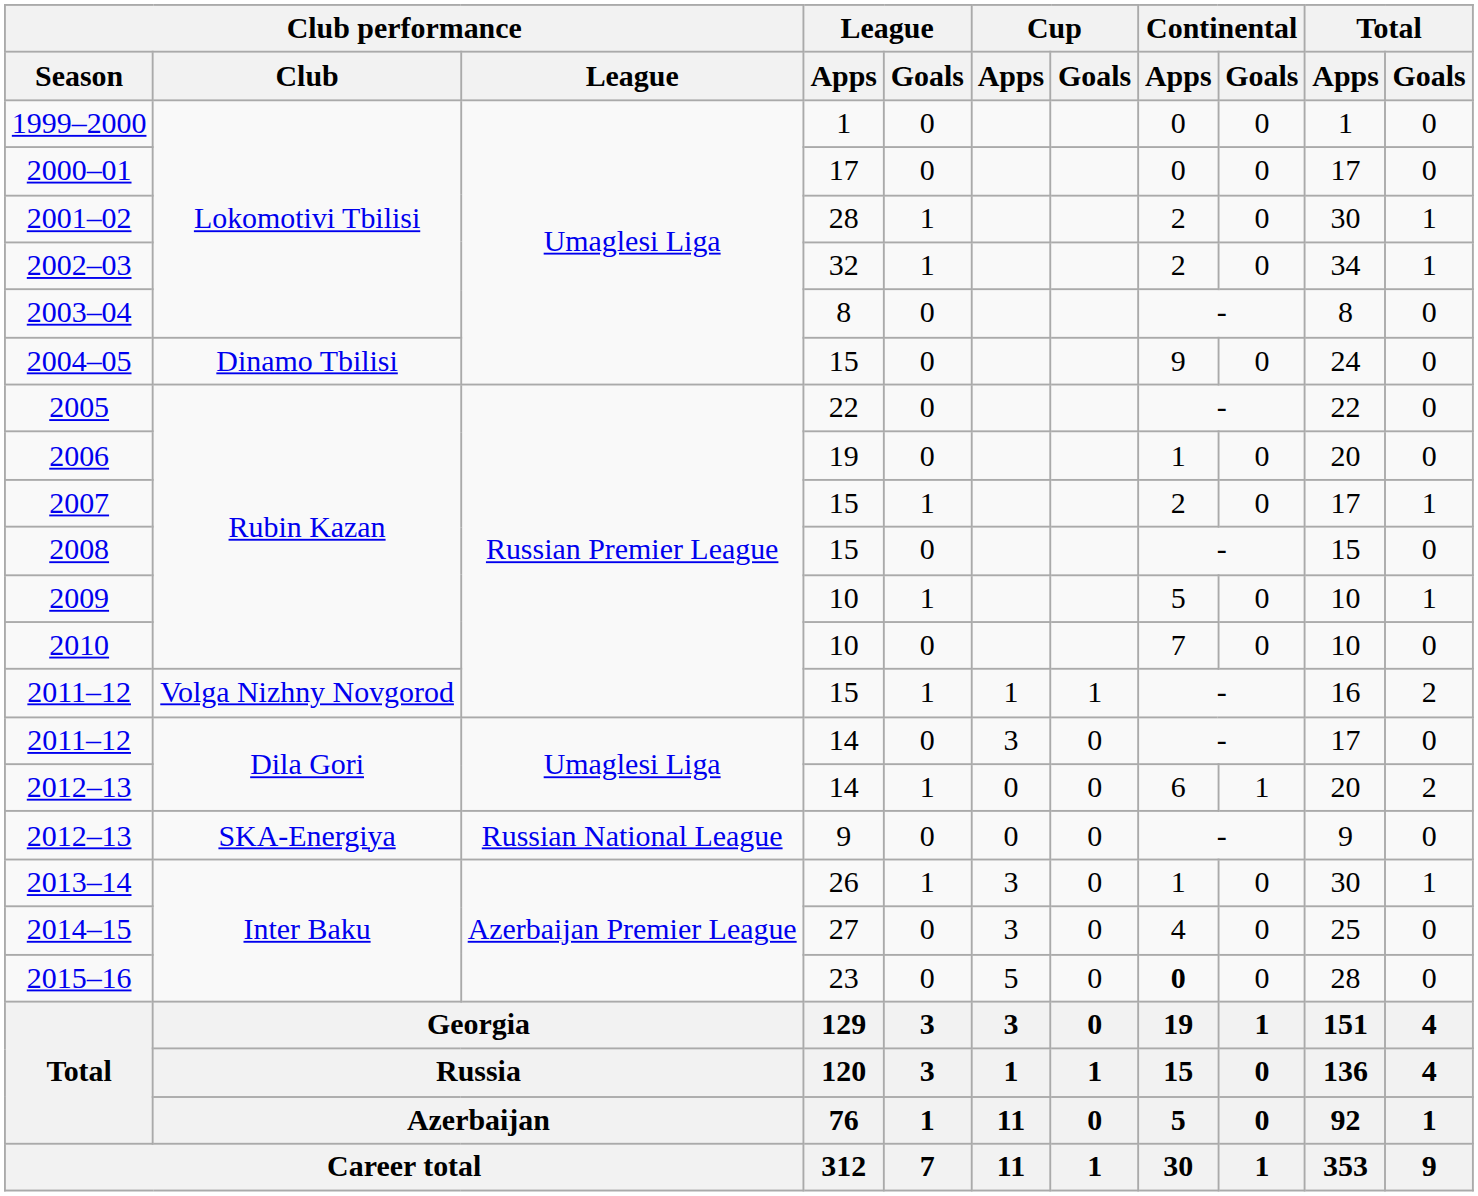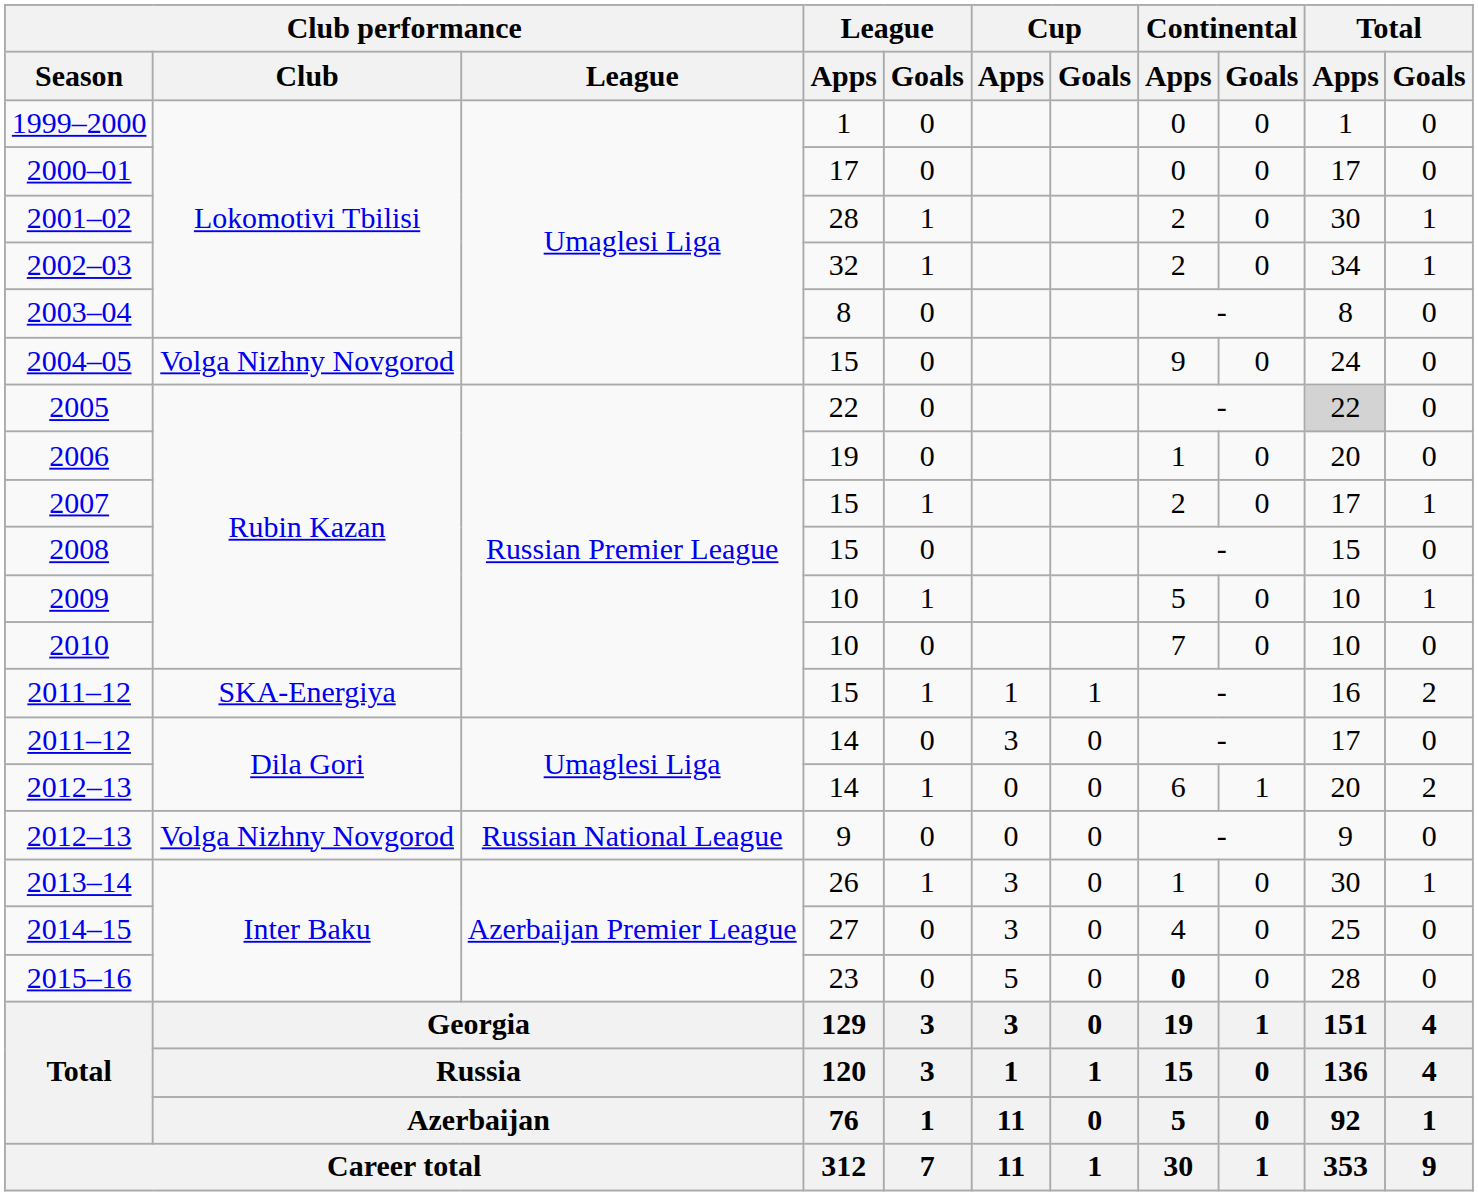(307, 360) Dinamo Tbilisi -> (307, 360) Volga Nizhny Novgorod
(1346, 407) no background -> (1346, 407) lightgrey background
(307, 692) Volga Nizhny Novgorod -> (307, 692) SKA-Energiya
(307, 834) SKA-Energiya -> (307, 834) Volga Nizhny Novgorod
